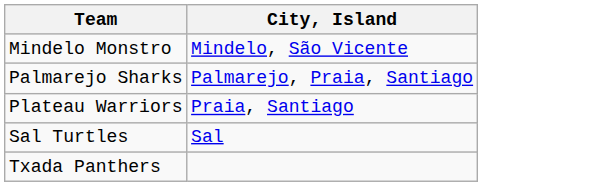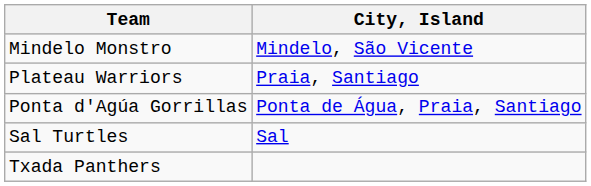- row: (96, 78)
+ row: (128, 108)
